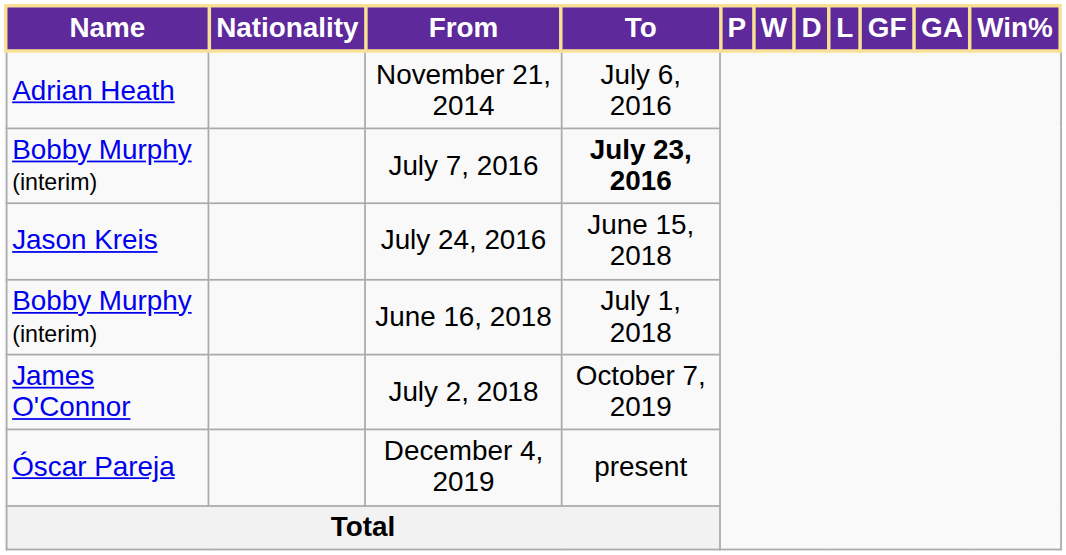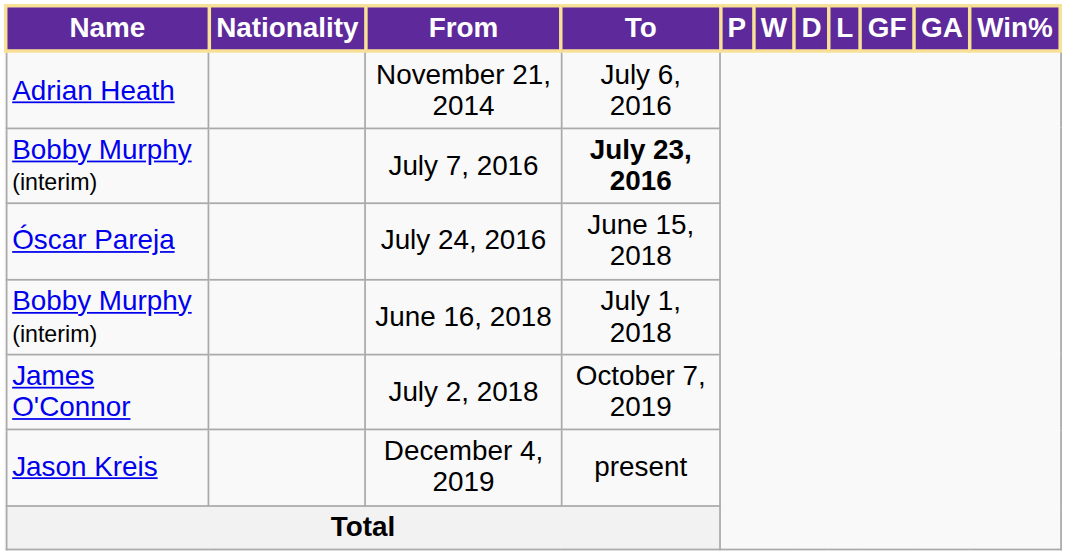(85, 240) Jason Kreis -> (93, 240) Óscar Pareja
(93, 467) Óscar Pareja -> (85, 467) Jason Kreis
